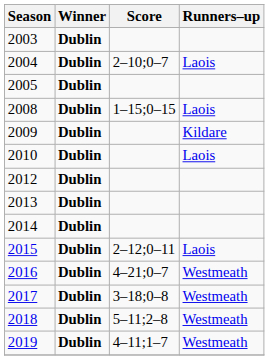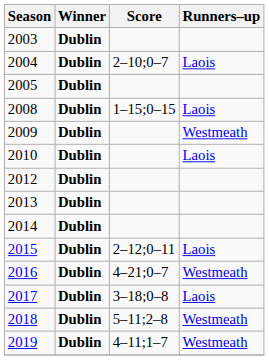(205, 132) Kildare -> (215, 132) Westmeath
(215, 296) Westmeath -> (199, 296) Laois
